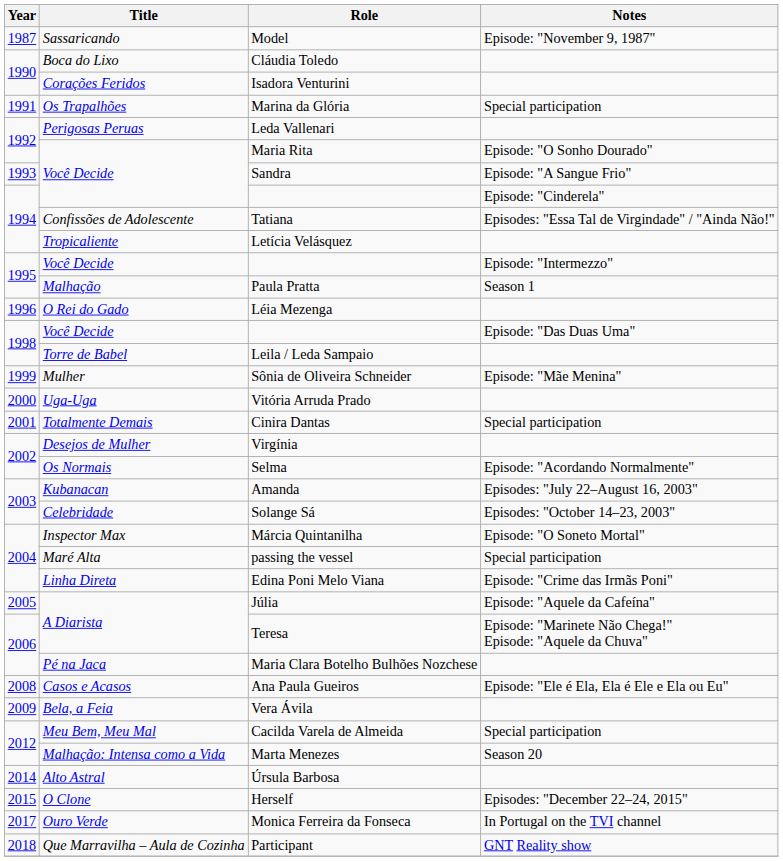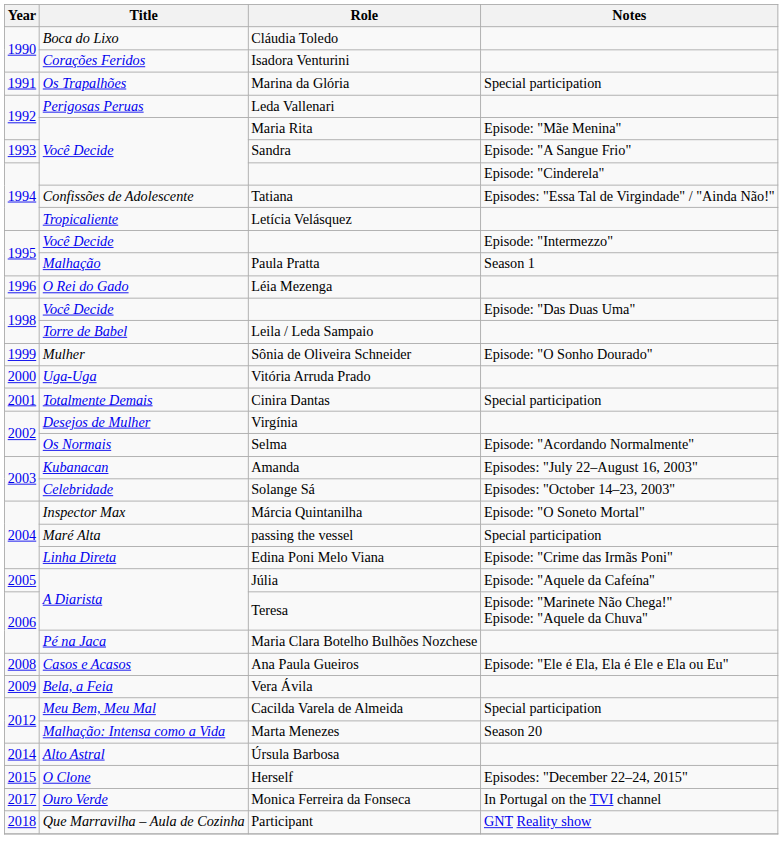- row: (22, 38)
(568, 151) Episode: "O Sonho Dourado" -> (553, 128) Episode: "Mãe Menina"
(553, 377) Episode: "Mãe Menina" -> (568, 354) Episode: "O Sonho Dourado"
